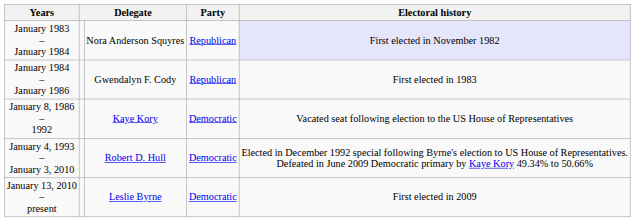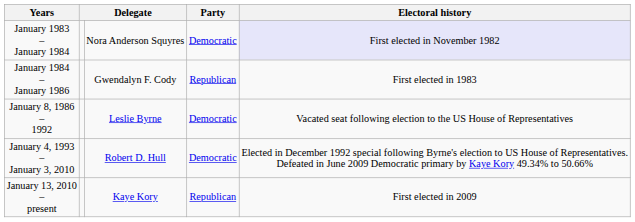(213, 40) Republican -> (213, 40) Democratic
(135, 118) Kaye Kory -> (135, 118) Leslie Byrne
(135, 197) Leslie Byrne -> (135, 197) Kaye Kory
(213, 197) Democratic -> (213, 197) Republican
